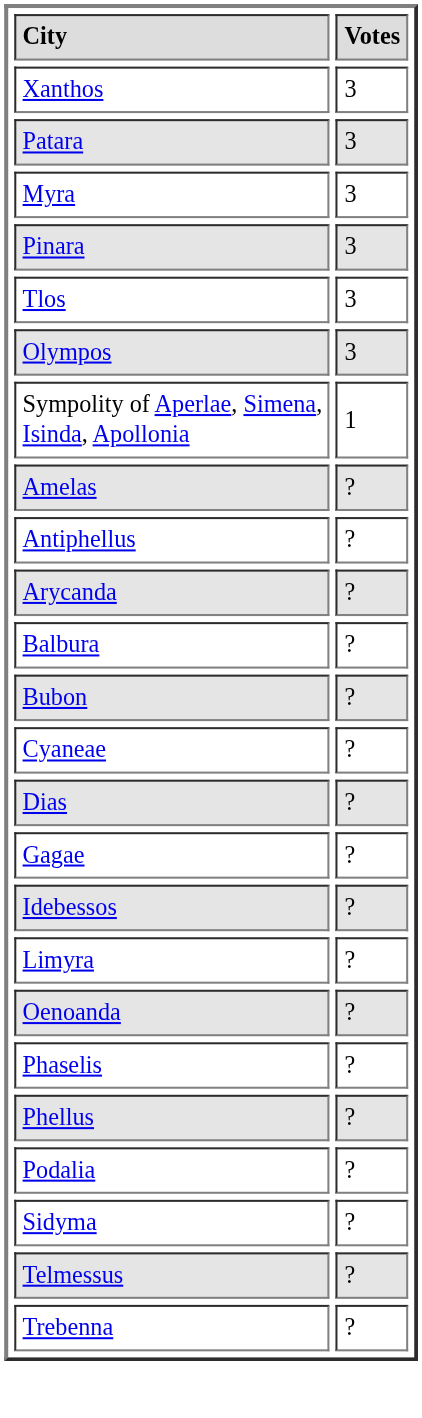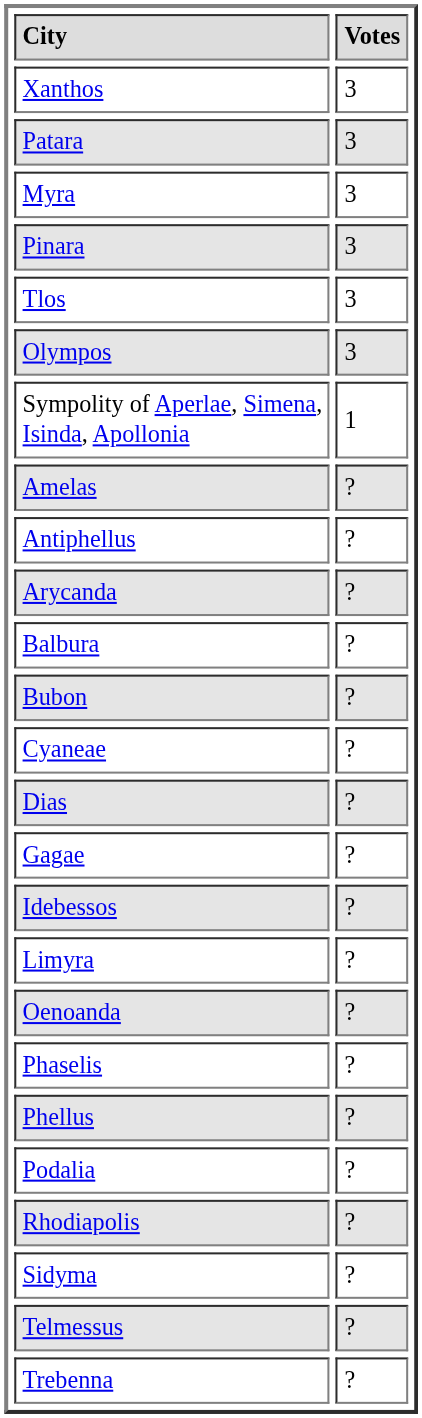+ row: (81, 1222)
